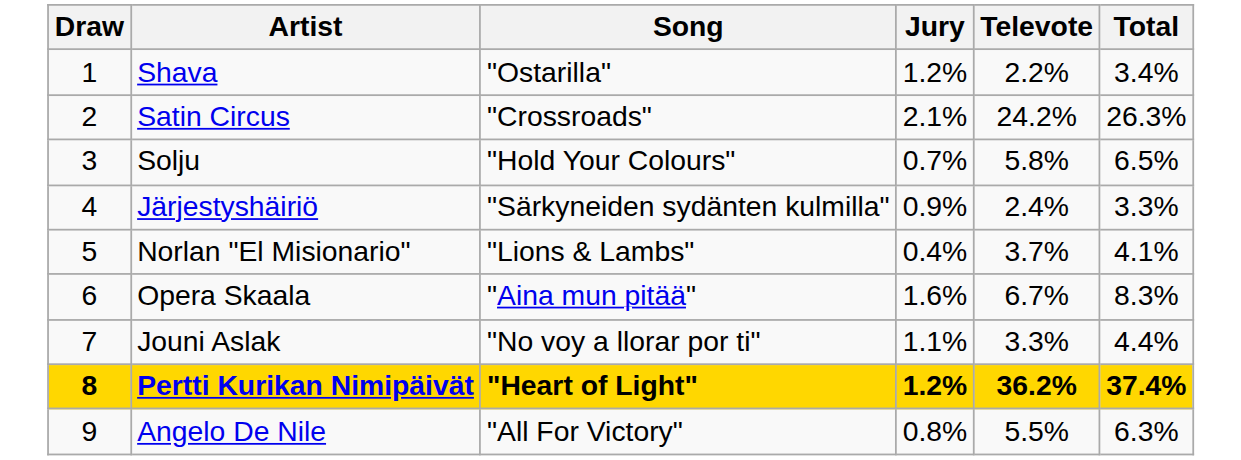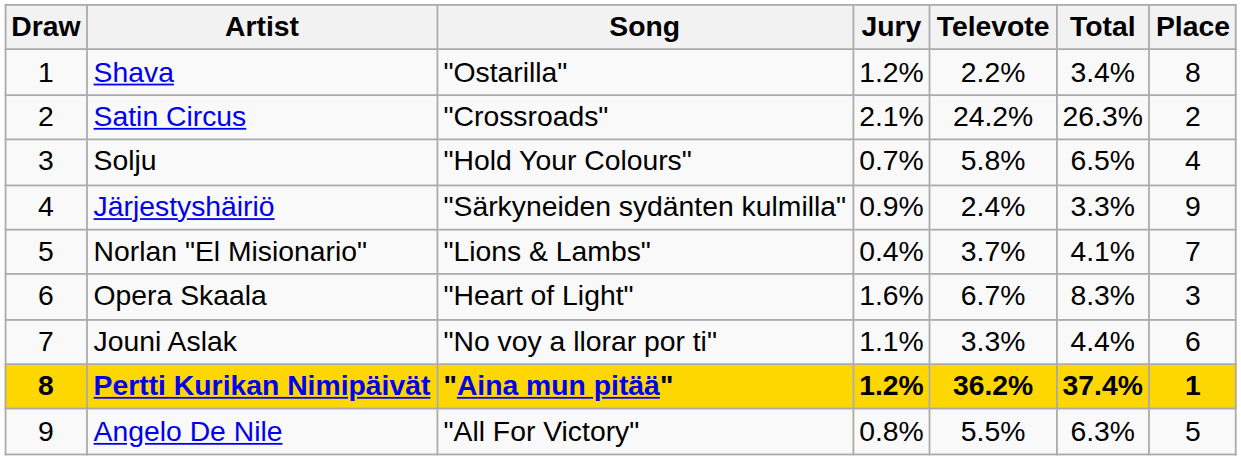+ column: (1193, 26)
(592, 296) "Aina mun pitää" -> (539, 296) "Heart of Light"
(592, 386) "Heart of Light" -> (558, 386) "Aina mun pitää"
